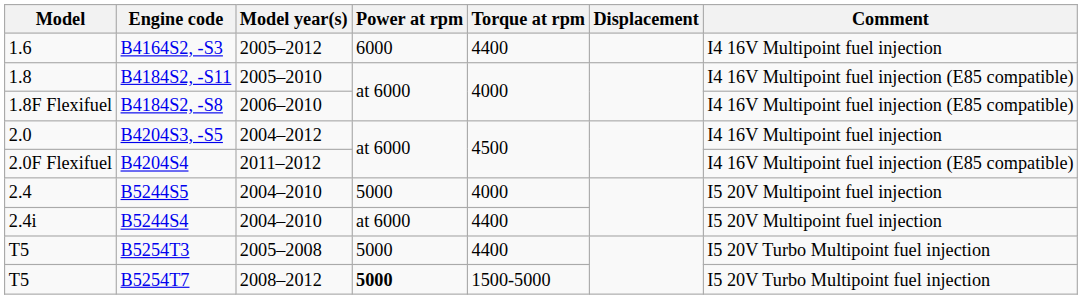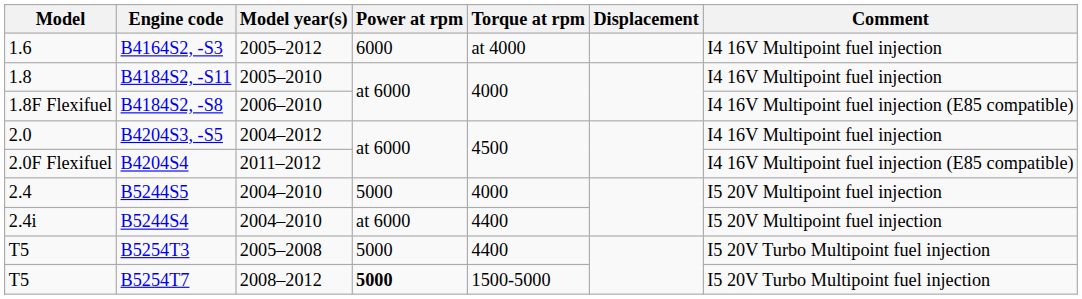(490, 47) 4400 -> (499, 47) at 4000
(890, 76) I4 16V Multipoint fuel injection (E85 compatible) -> (825, 76) I4 16V Multipoint fuel injection
